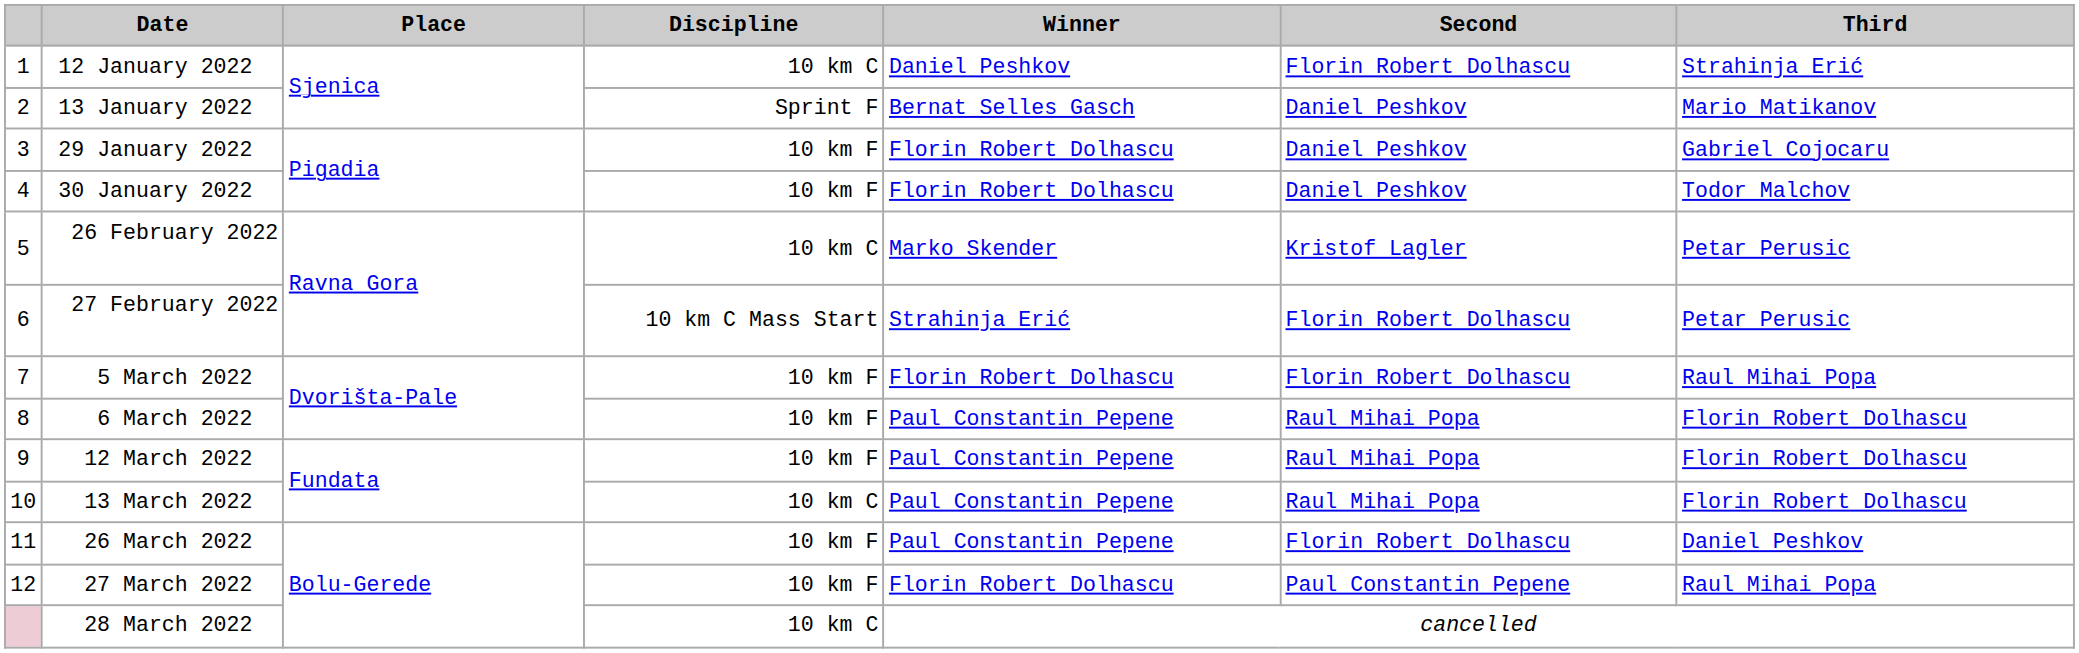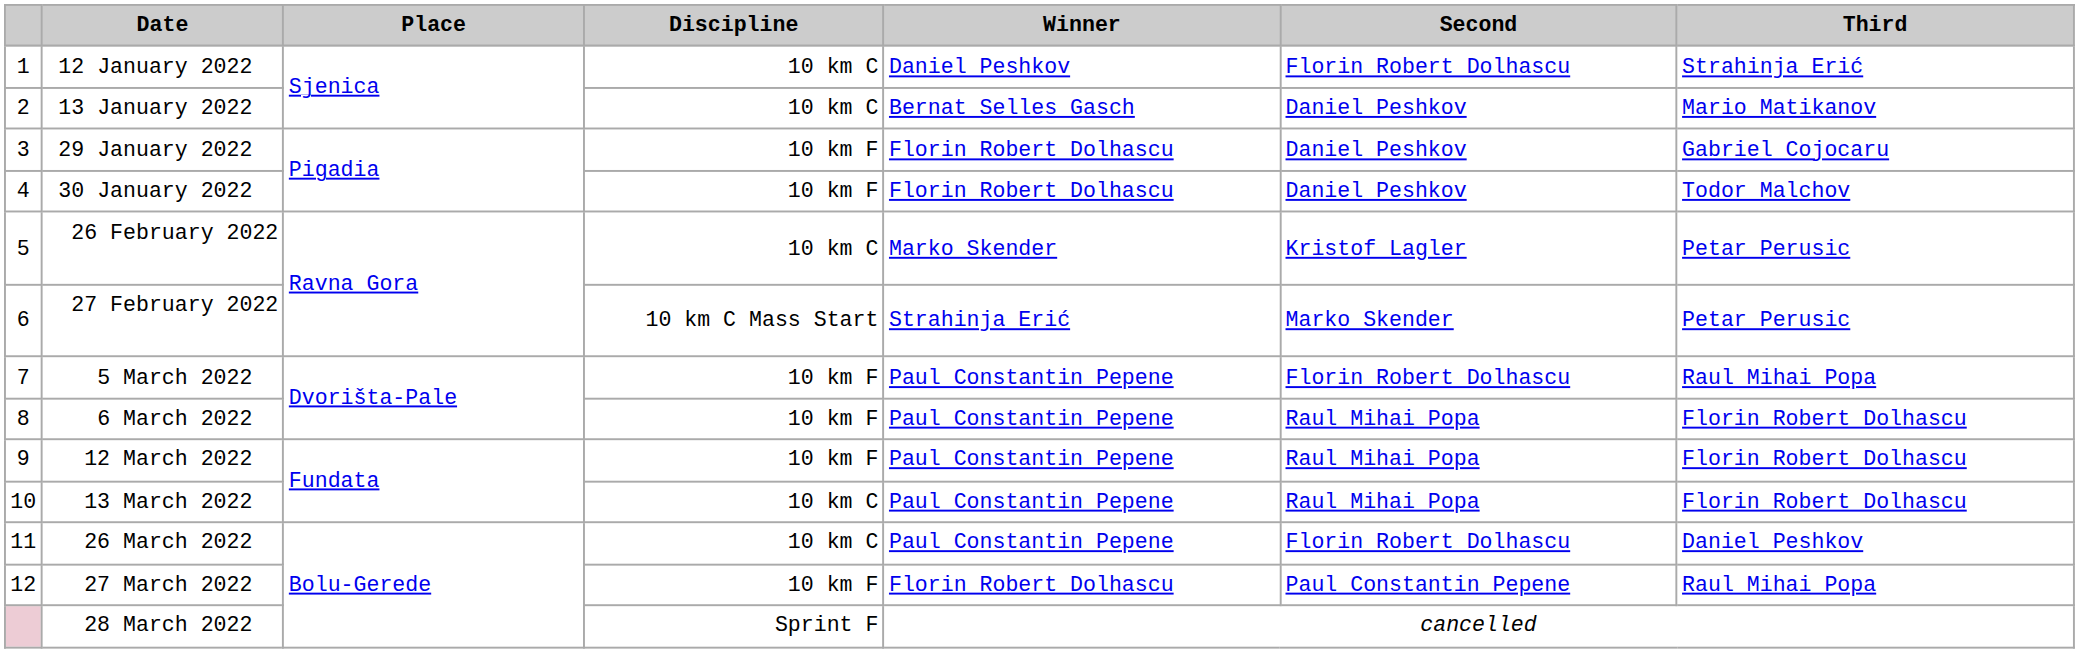(827, 109) Sprint F -> (833, 109) 10 km C
(1428, 321) Florin Robert Dolhascu -> (1370, 321) Marko Skender
(1031, 378) Florin Robert Dolhascu -> (1031, 378) Paul Constantin Pepene
(833, 543) 10 km F -> (833, 543) 10 km C
(833, 626) 10 km C -> (827, 626) Sprint F
